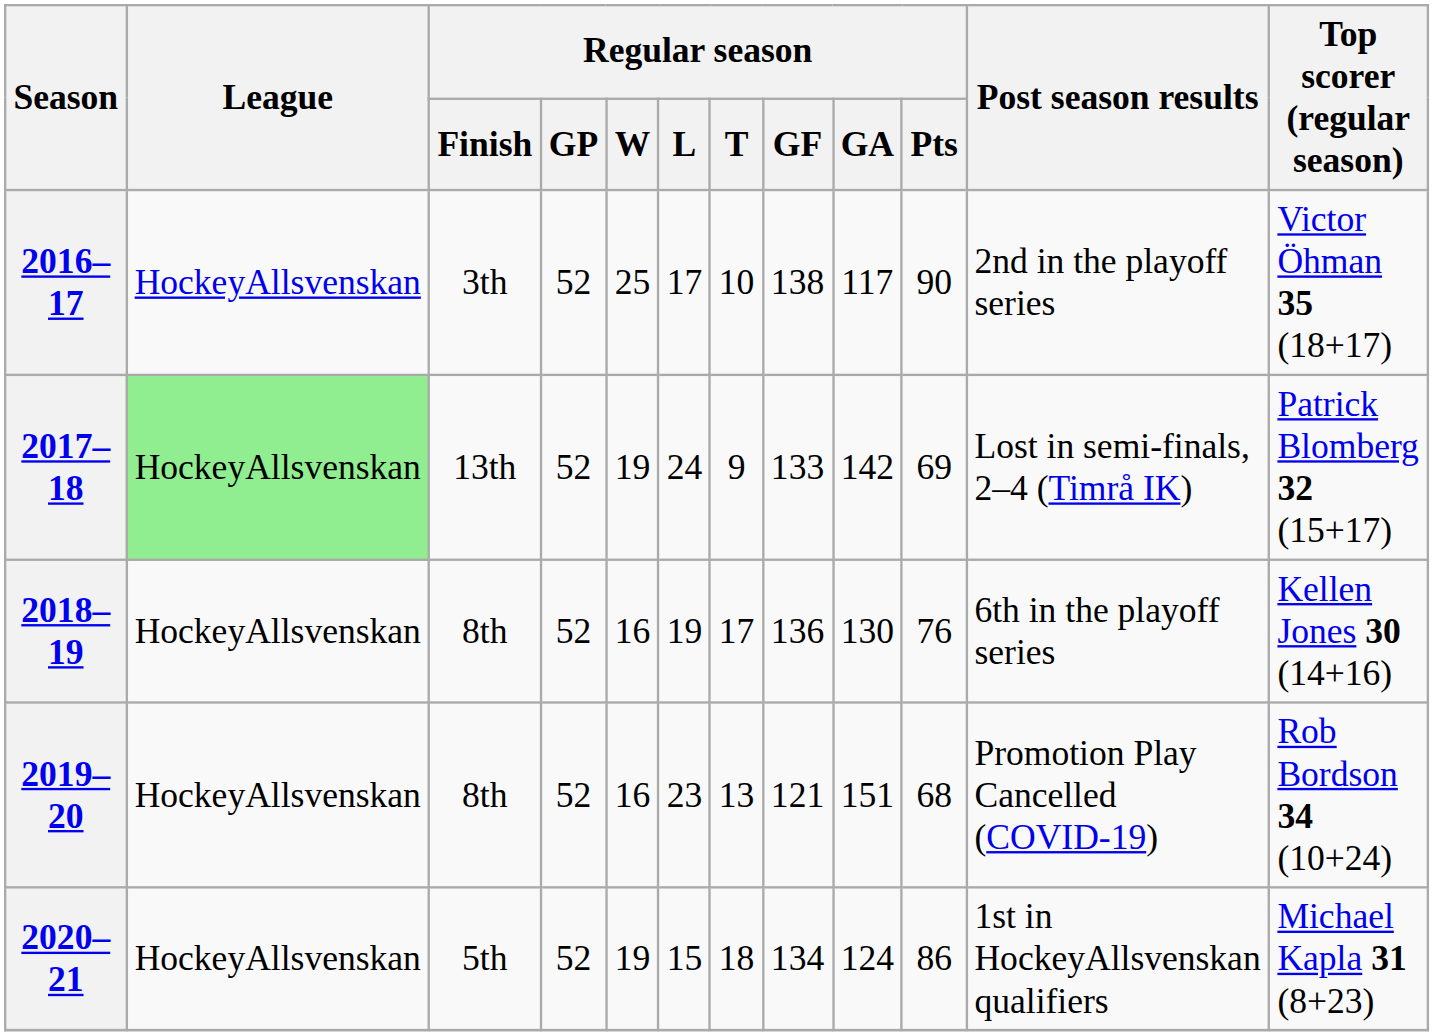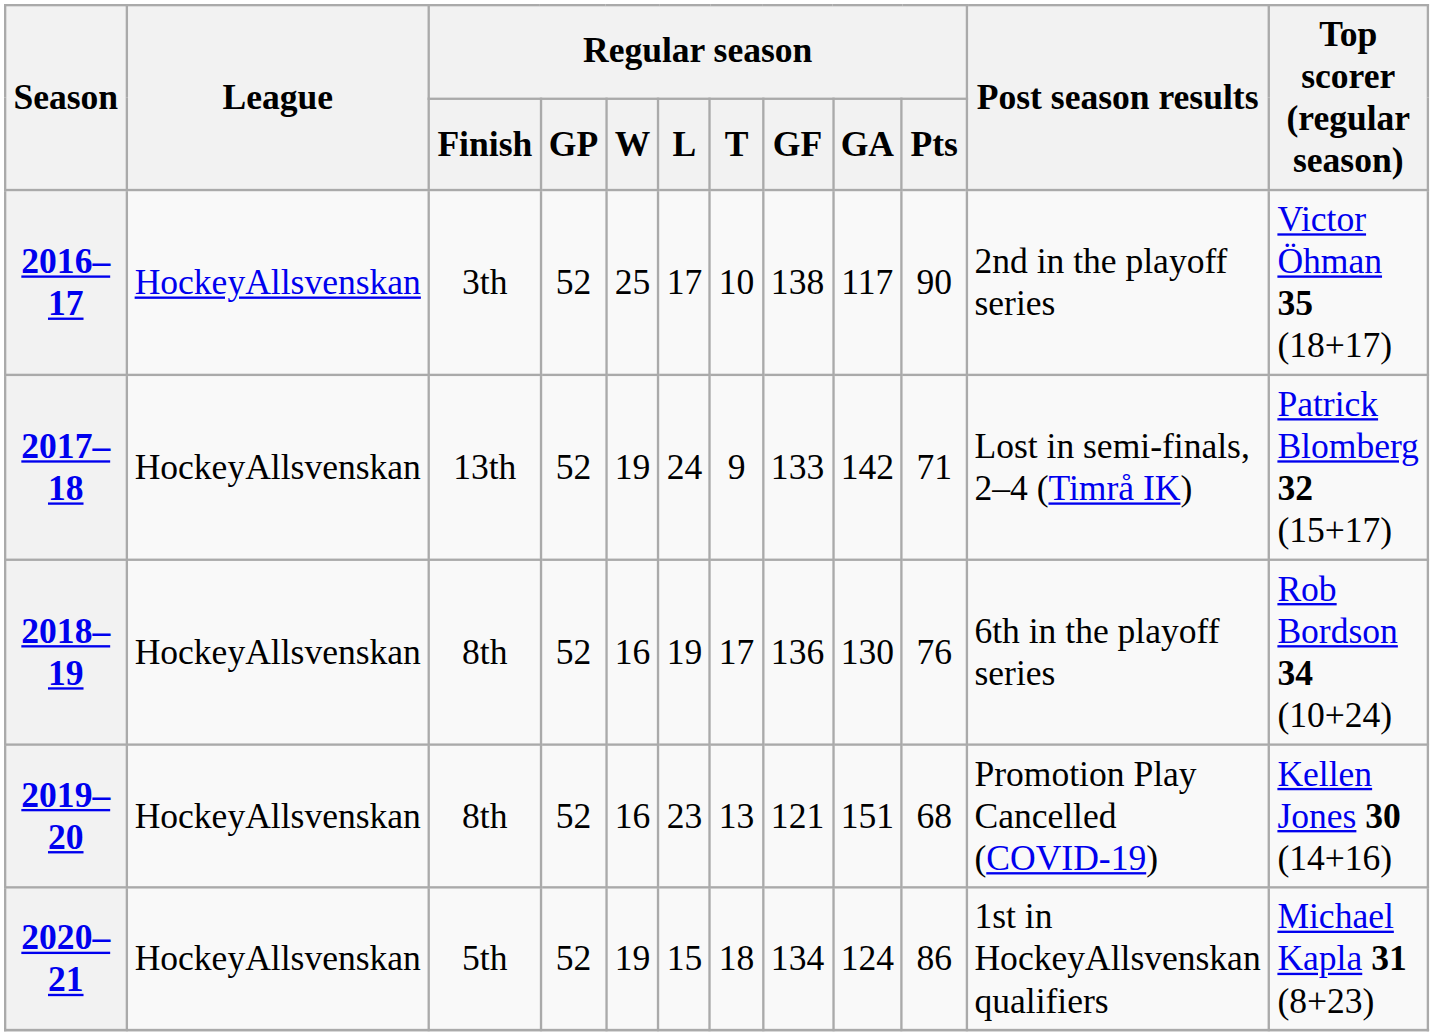(278, 467) lightgreen background -> (278, 467) no background
(934, 467) 69 -> (934, 467) 71
(1339, 631) Kellen Jones 30 (14+16) -> (1338, 652) Rob Bordson 34 (10+24)
(1338, 795) Rob Bordson 34 (10+24) -> (1339, 816) Kellen Jones 30 (14+16)
